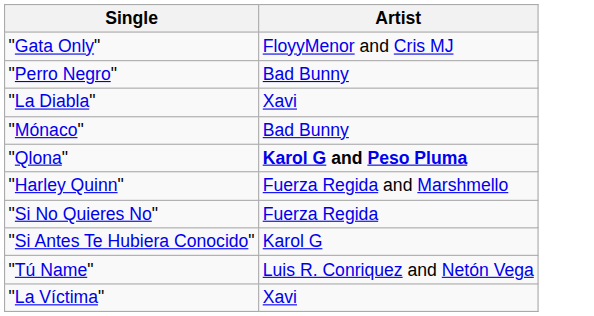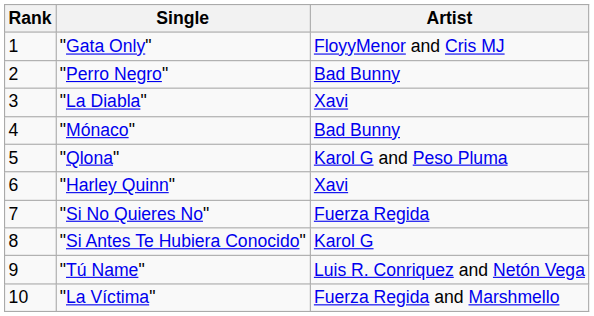+ column: (30, 18)
(365, 158) bold -> (411, 158) normal
(386, 185) Fuerza Regida and Marshmello -> (331, 185) Xavi
(280, 297) Xavi -> (437, 297) Fuerza Regida and Marshmello
